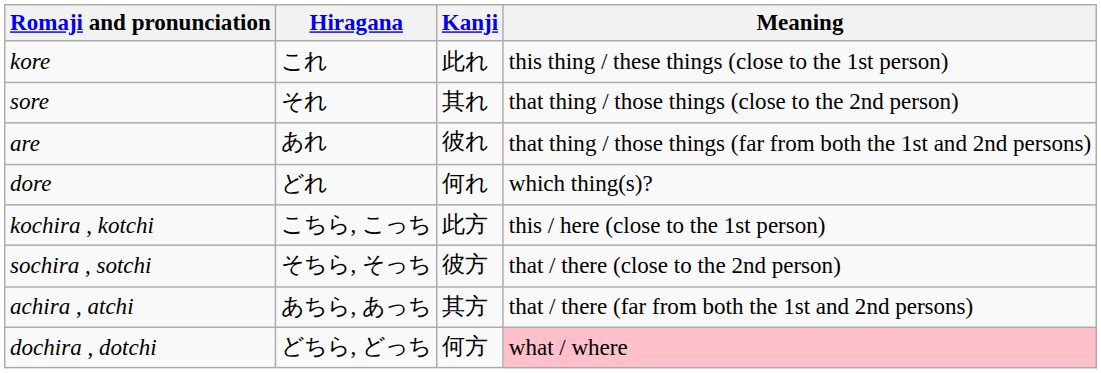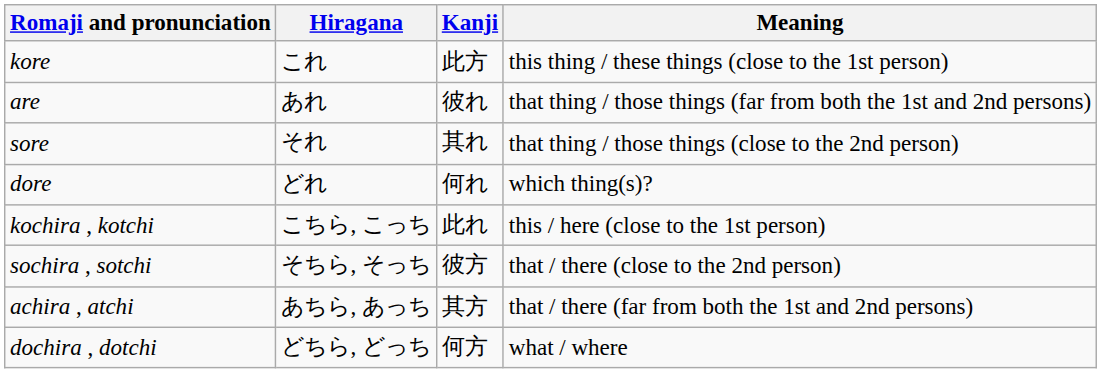(465, 60) 此れ -> (465, 60) 此方
rows swapped: (29, 102) <-> (25, 143)
(465, 224) 此方 -> (465, 224) 此れ
(568, 347) pink background -> (568, 347) no background
